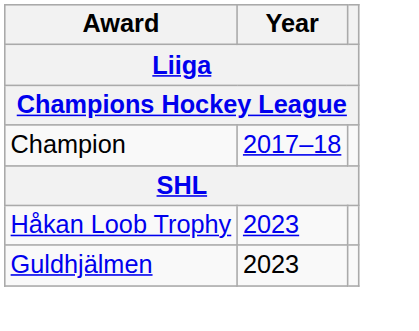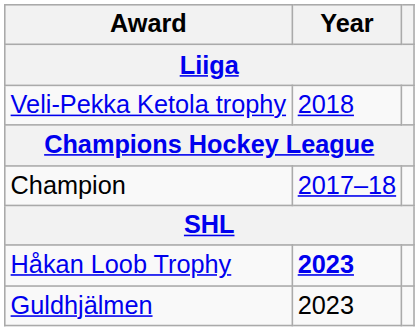+ row: (148, 104)
(271, 225) normal -> (326, 265) bold
